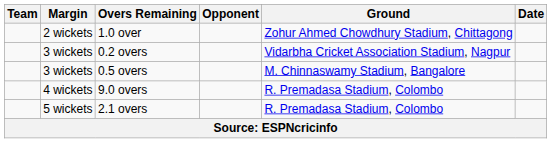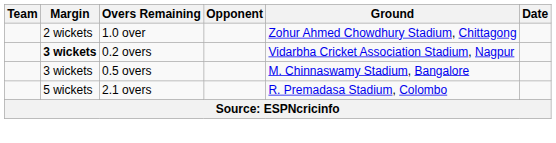(68, 52) normal -> (70, 52) bold
- row: (123, 90)
